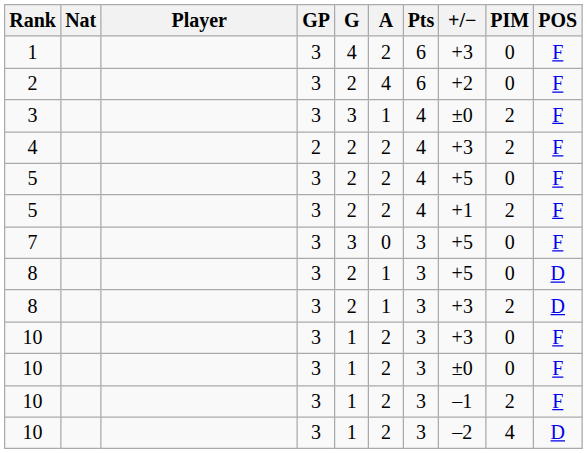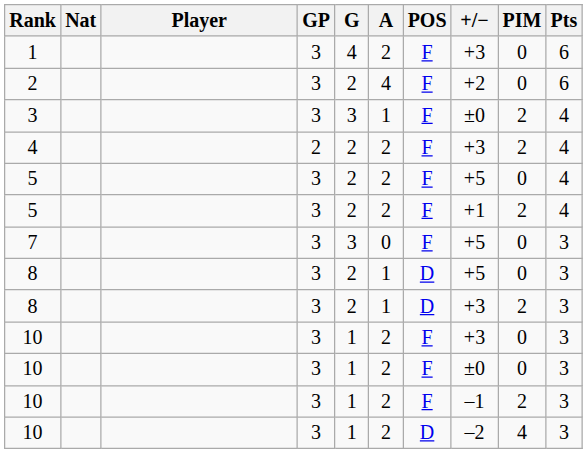columns swapped: (421, 20) <-> (558, 20)
